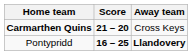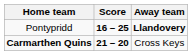rows swapped: (49, 27) <-> (49, 43)
